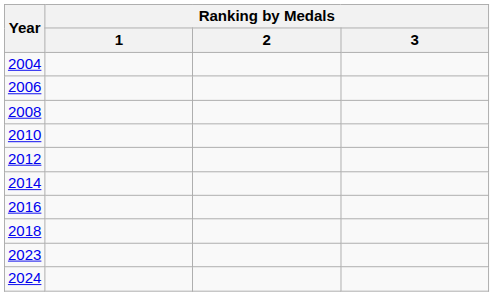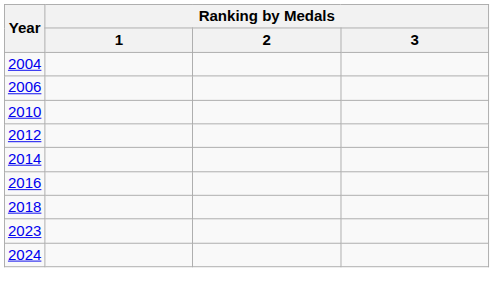- row: (25, 111)
